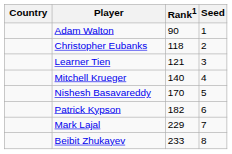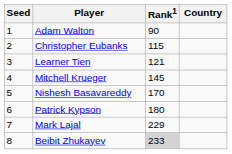columns swapped: (28, 13) <-> (213, 13)
(176, 46) 118 -> (156, 46) 115
(176, 77) 140 -> (156, 77) 145
(176, 109) 182 -> (156, 109) 180
(176, 140) no background -> (156, 140) lightgrey background
